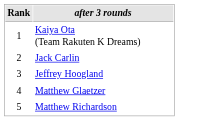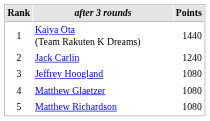+ column: (189, 13)
